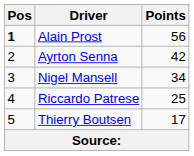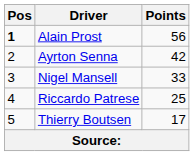(178, 78) 34 -> (178, 78) 33
